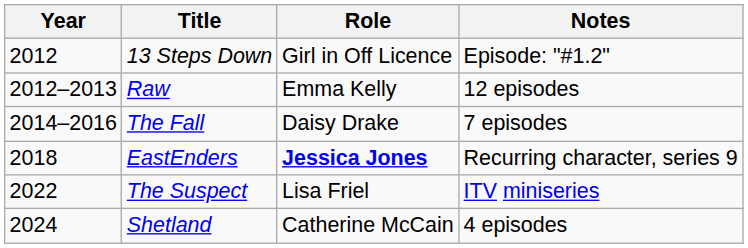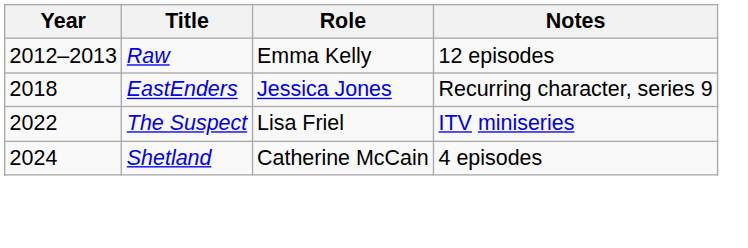- row: (200, 55)
- row: (166, 123)
(355, 157) bold -> (324, 89) normal
